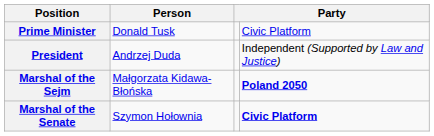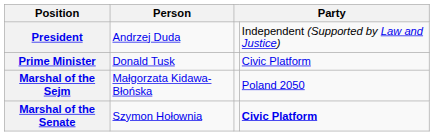rows swapped: (57, 55) <-> (57, 31)
(275, 85) bold -> (273, 85) normal
